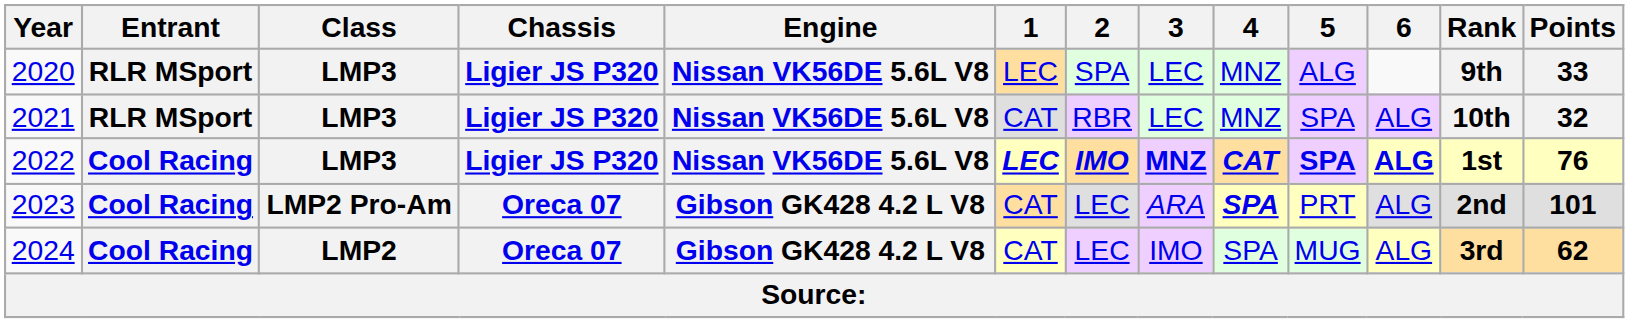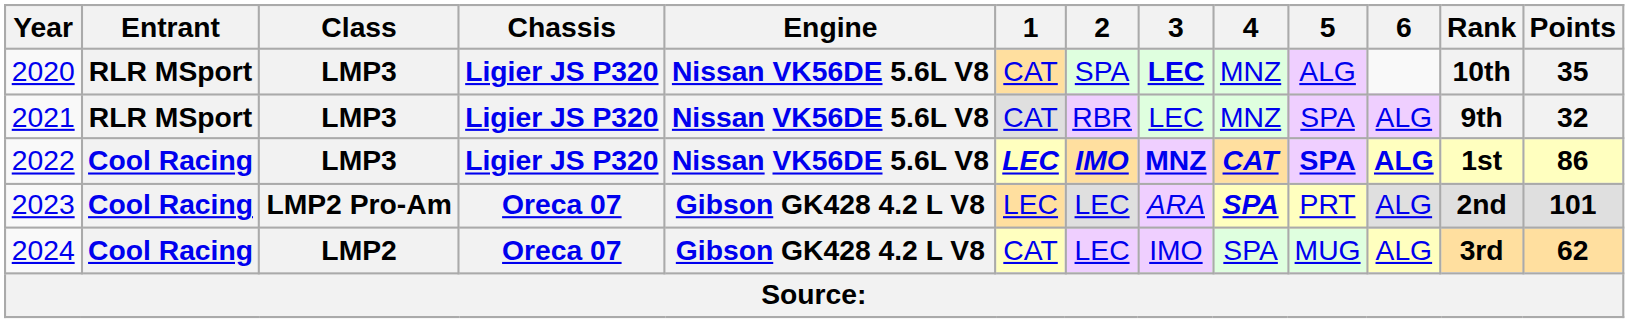(1031, 72) LEC -> (1031, 72) CAT
(1176, 72) normal -> (1176, 72) bold
(1482, 72) 9th -> (1482, 72) 10th
(1573, 72) 33 -> (1573, 72) 35
(1482, 116) 10th -> (1482, 116) 9th
(1573, 161) 76 -> (1573, 161) 86
(1031, 205) CAT -> (1031, 205) LEC
